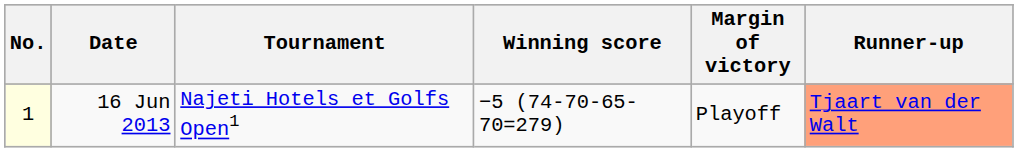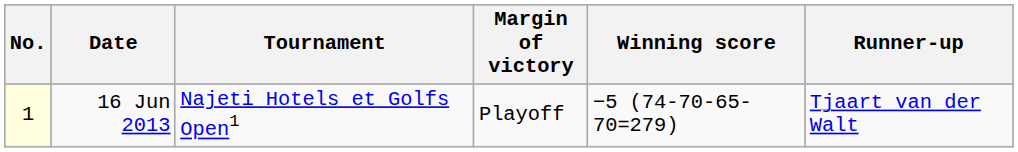columns swapped: (582, 45) <-> (748, 45)
(895, 116) lightsalmon background -> (895, 116) no background
